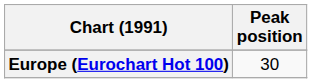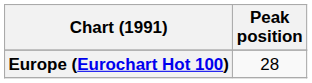(270, 63) 30 -> (270, 63) 28
